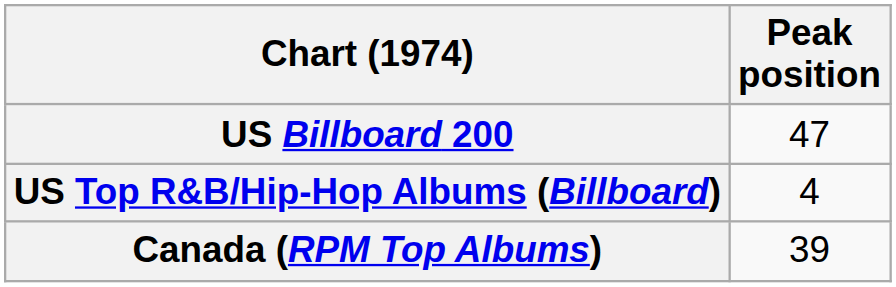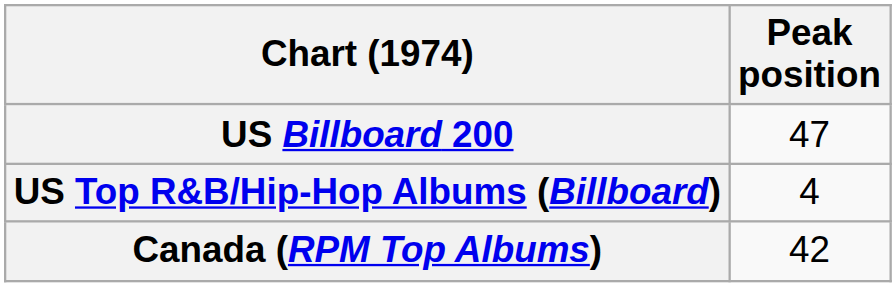(809, 250) 39 -> (809, 250) 42
